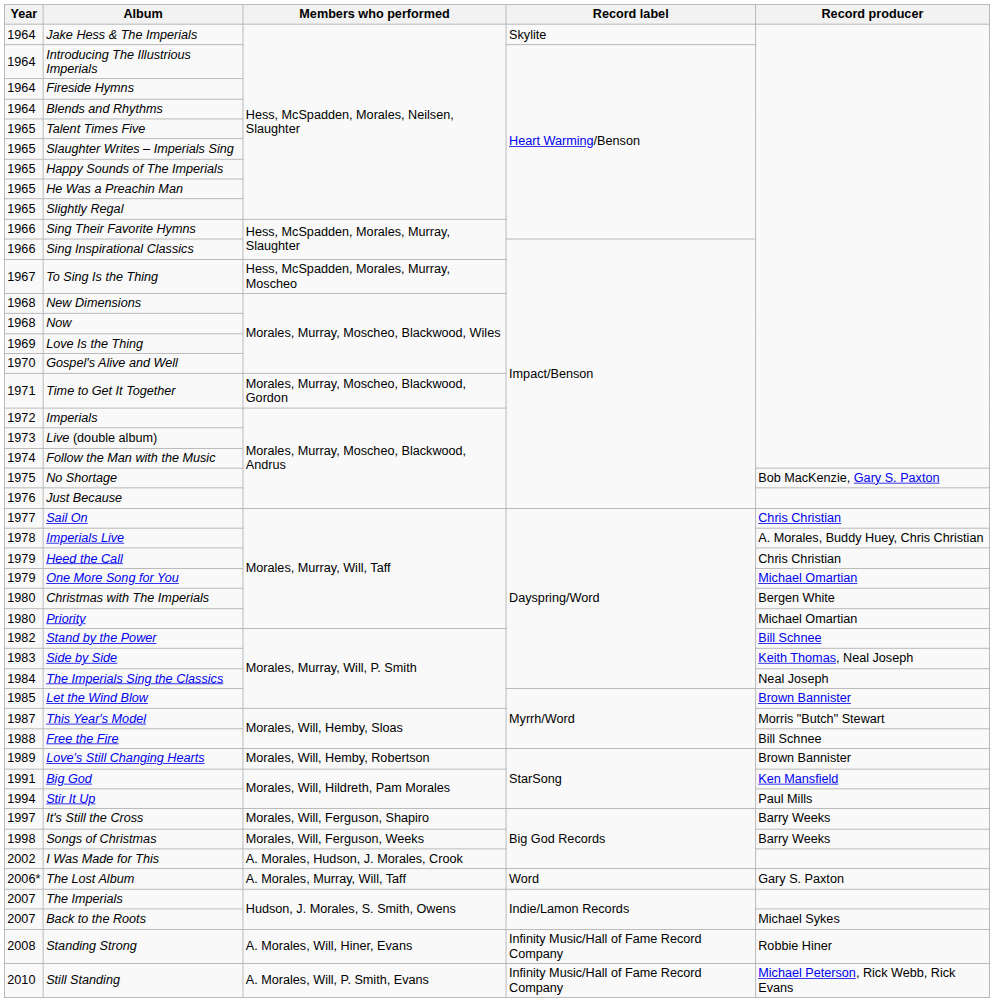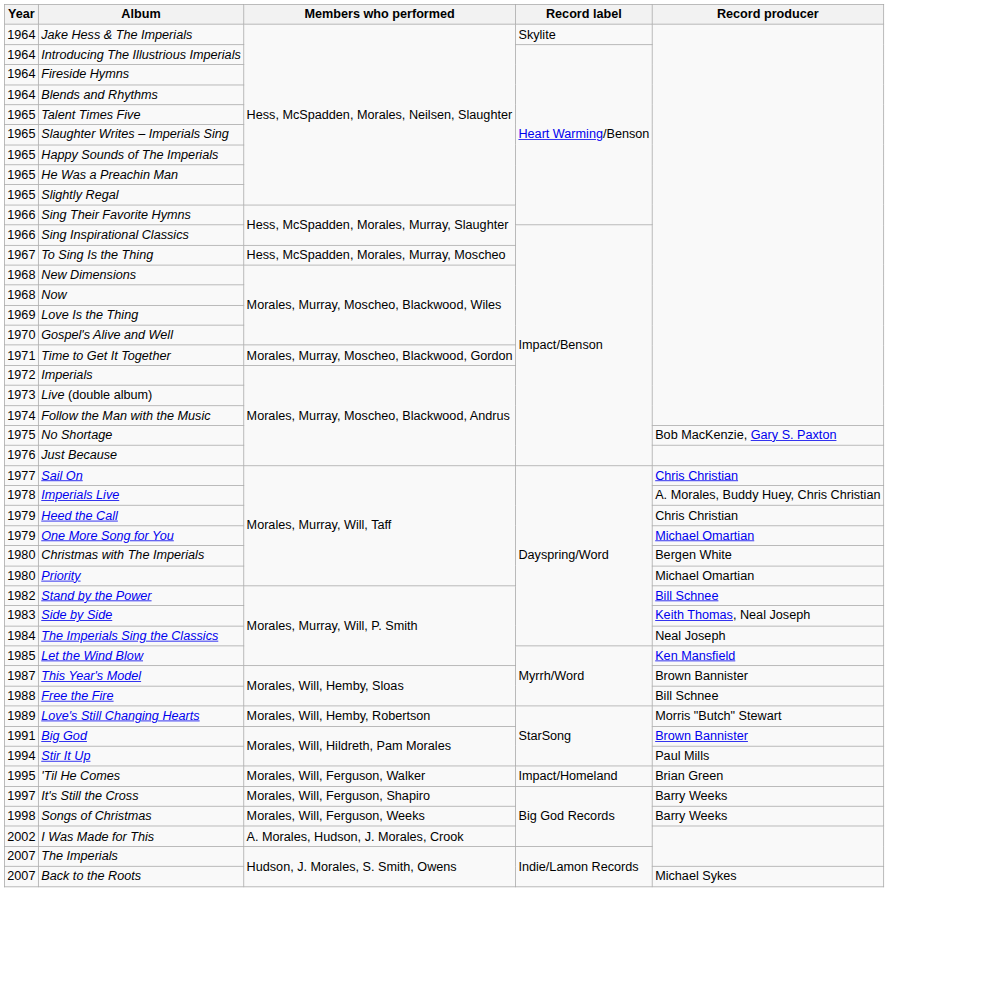(805, 698) Brown Bannister -> (695, 656) Ken Mansfield
(821, 718) Morris "Butch" Stewart -> (702, 676) Brown Bannister
(805, 758) Brown Bannister -> (718, 716) Morris "Butch" Stewart
(798, 778) Ken Mansfield -> (702, 736) Brown Bannister
+ row: (81, 776)
- row: (90, 879)
- row: (92, 946)
- row: (83, 980)
